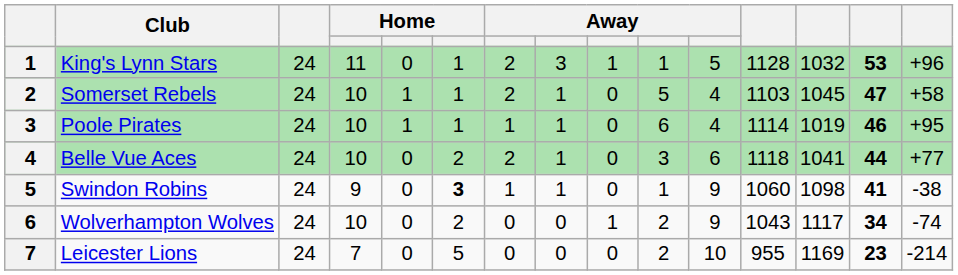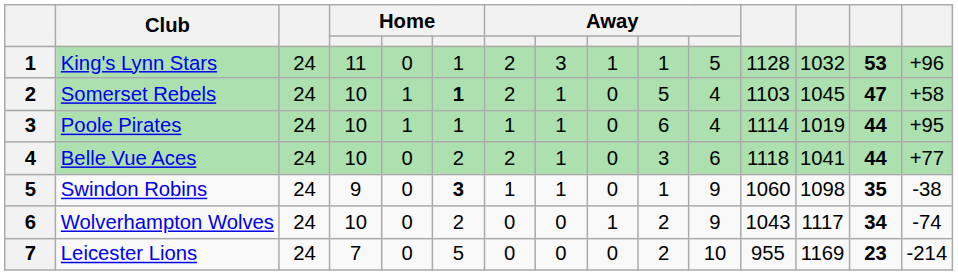(458, 94) normal -> (458, 94) bold
(876, 126) 46 -> (876, 126) 44
(876, 190) 41 -> (876, 190) 35
